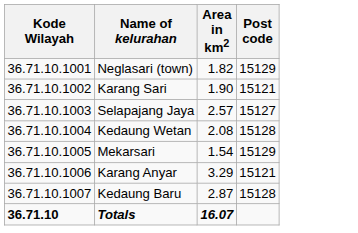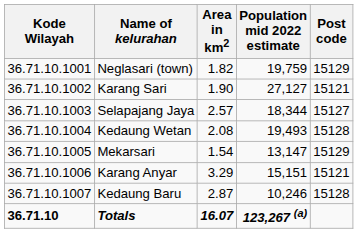+ column: (273, 31)
